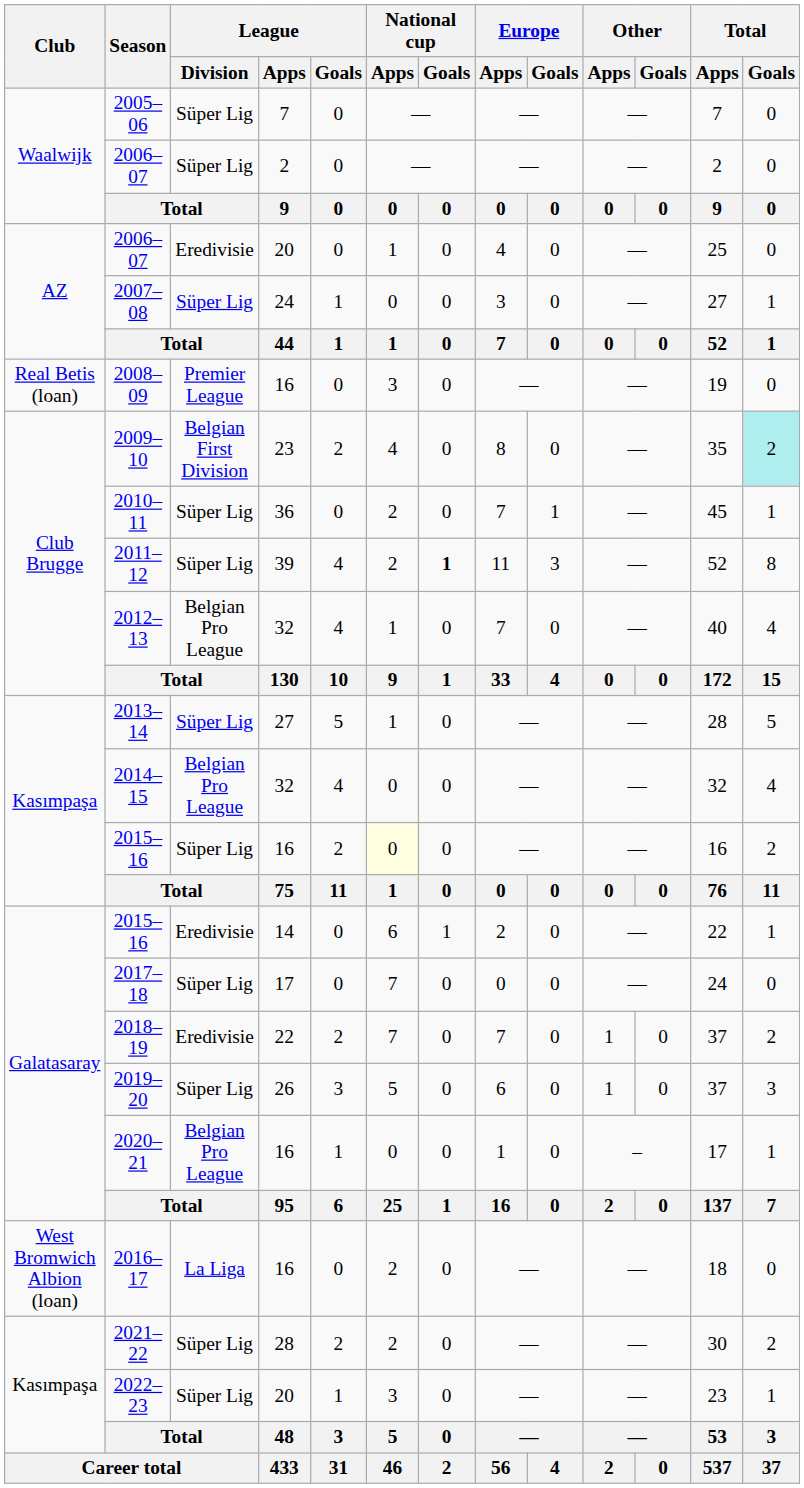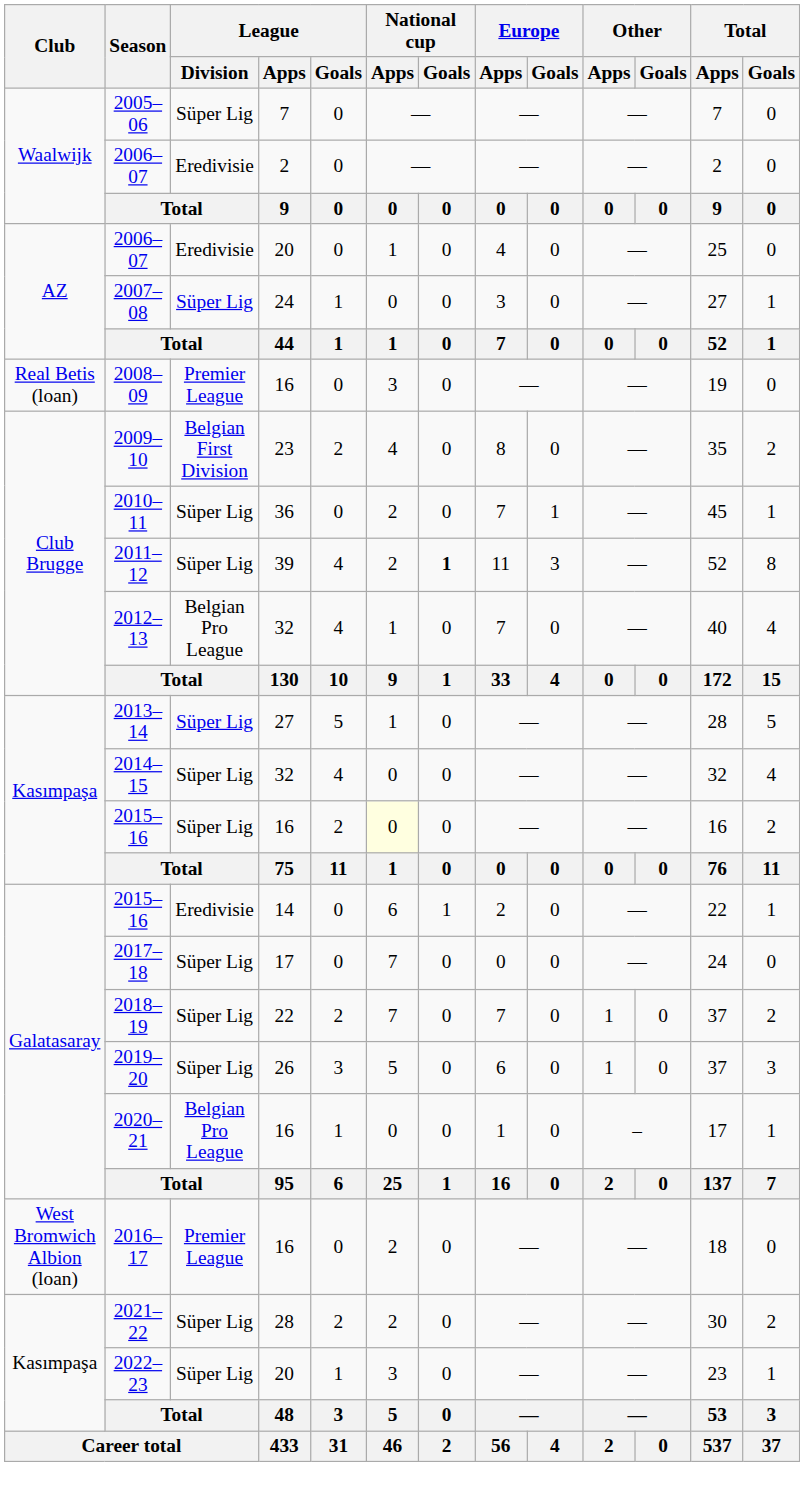(215, 166) Süper Lig -> (215, 166) Eredivisie
(771, 448) paleturquoise background -> (771, 448) no background
(215, 785) Belgian Pro League -> (215, 774) Süper Lig
(215, 1036) Eredivisie -> (215, 1015) Süper Lig
(215, 1268) La Liga -> (215, 1246) Premier League
